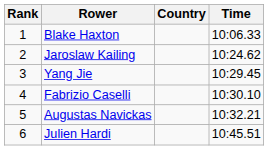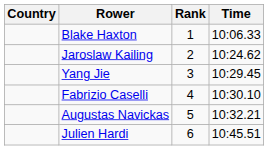columns swapped: (23, 14) <-> (182, 14)
